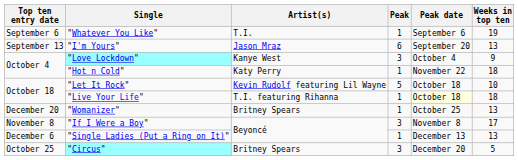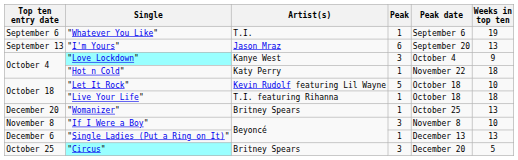(437, 97) lightyellow background -> (437, 97) no background
(493, 123) 17 -> (493, 123) 10
